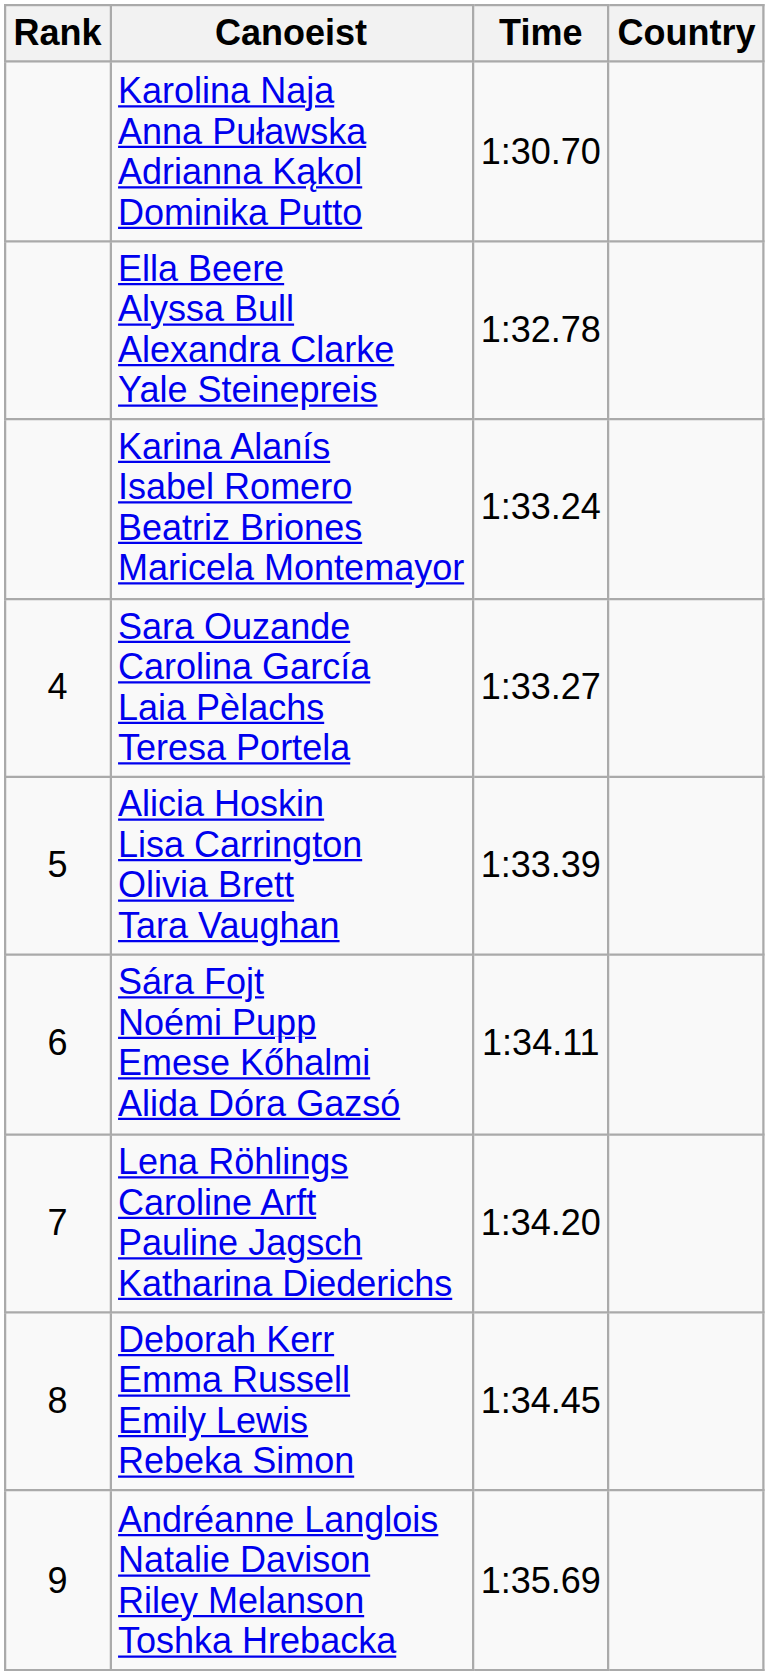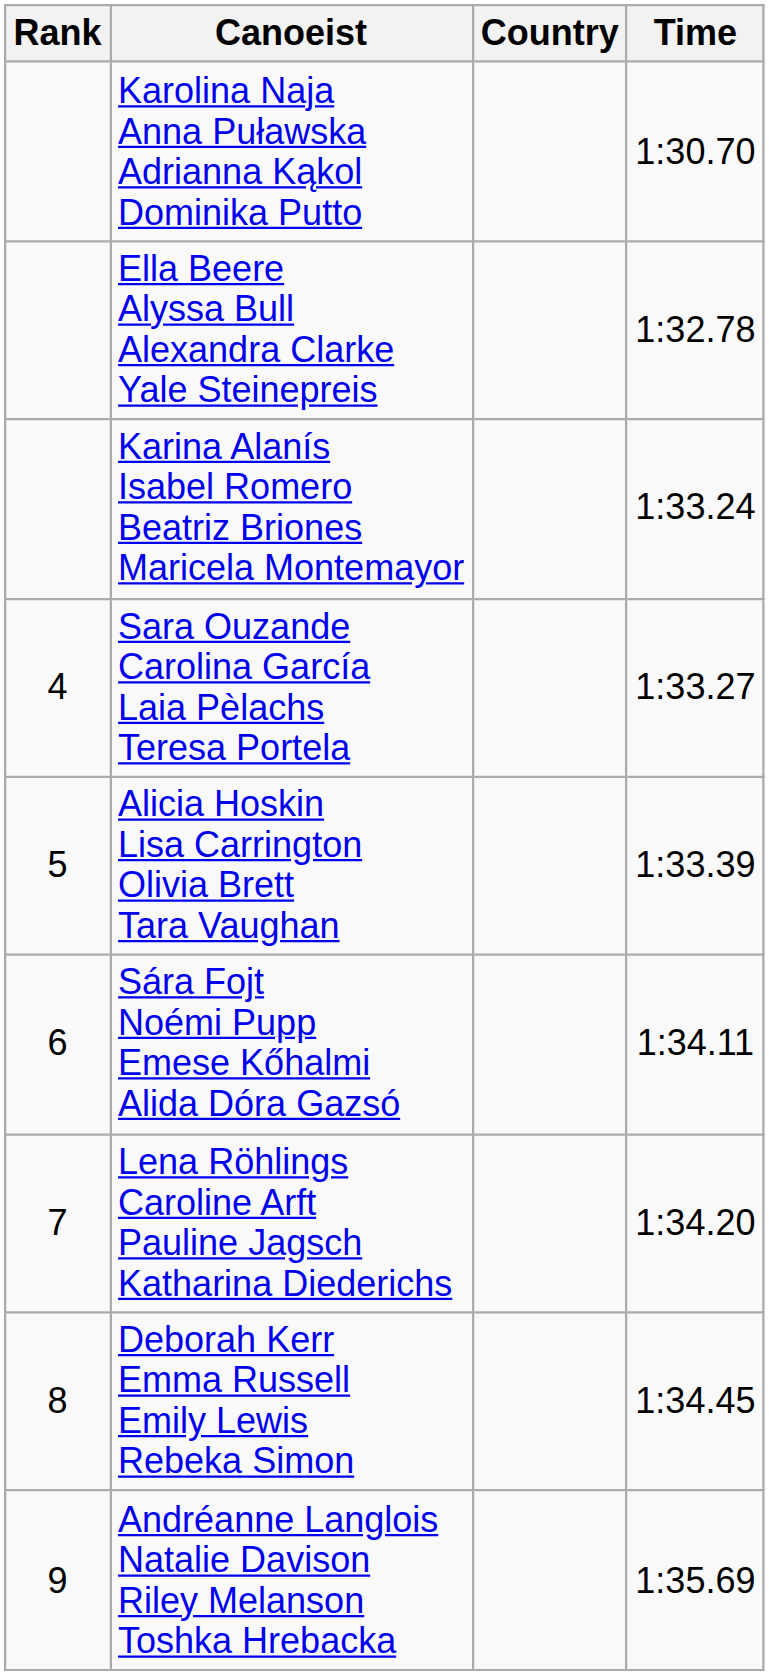columns swapped: (686, 33) <-> (541, 33)
